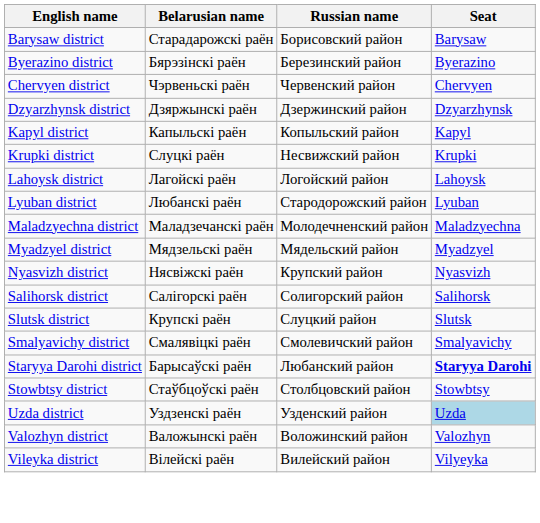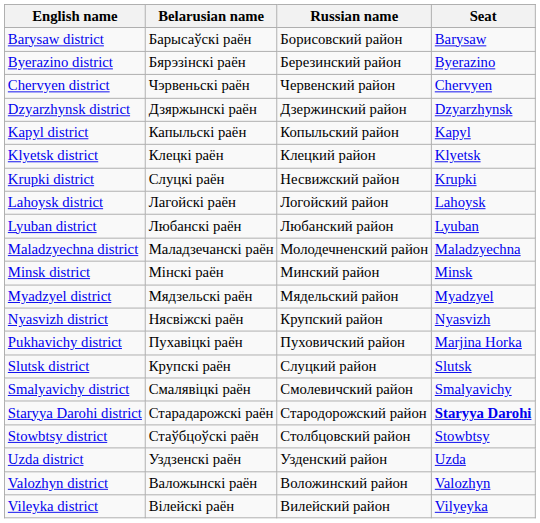(211, 39) Старадарожскі раён -> (200, 39) Барысаўскі раён
+ row: (53, 156)
(354, 202) Стародорожский район -> (337, 226) Любанский район
+ row: (49, 272)
+ row: (65, 343)
- row: (58, 296)
(200, 366) Барысаўскі раён -> (211, 413) Старадарожскі раён
(337, 366) Любанский район -> (354, 413) Стародорожский район
(450, 413) lightblue background -> (450, 459) no background
